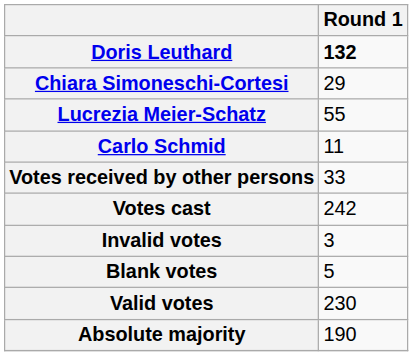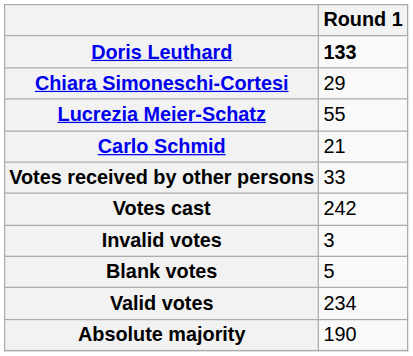(340, 51) 132 -> (340, 51) 133
(334, 146) 11 -> (334, 146) 21
(340, 303) 230 -> (340, 303) 234
